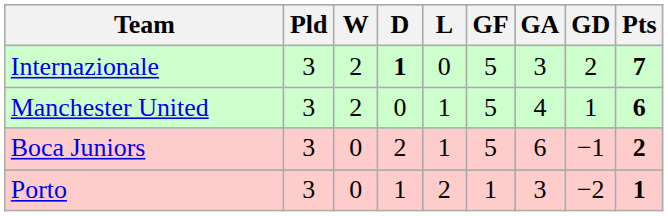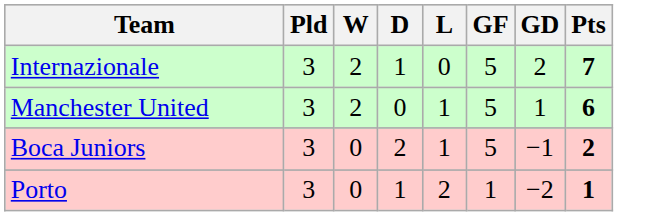- column: (540, 25)
(400, 66) bold -> (400, 66) normal
